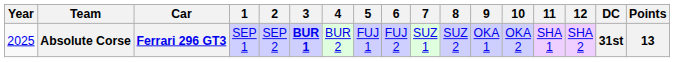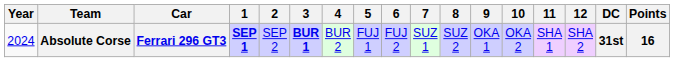(21, 40) 2025 -> (21, 40) 2024
(244, 40) normal -> (244, 40) bold
(648, 40) 13 -> (648, 40) 16
